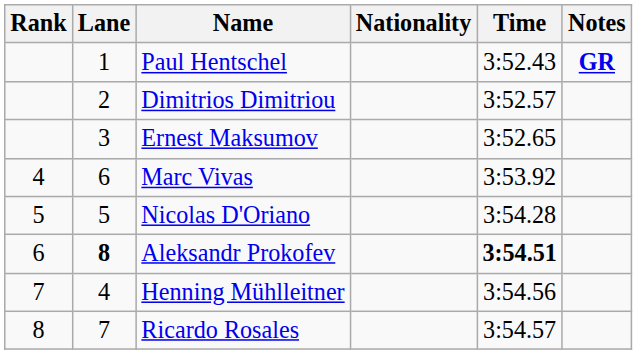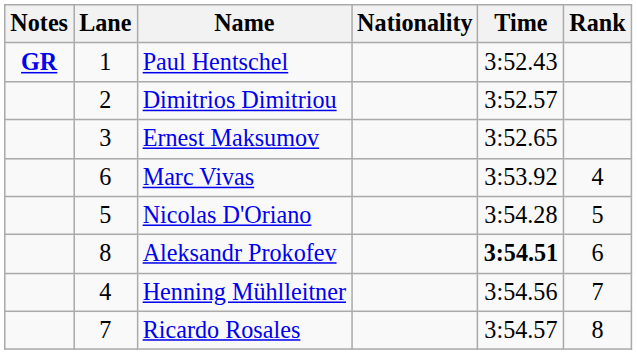columns swapped: (39, 23) <-> (597, 23)
(104, 253) bold -> (105, 253) normal
